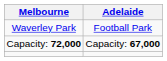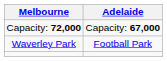rows swapped: (44, 28) <-> (44, 43)
